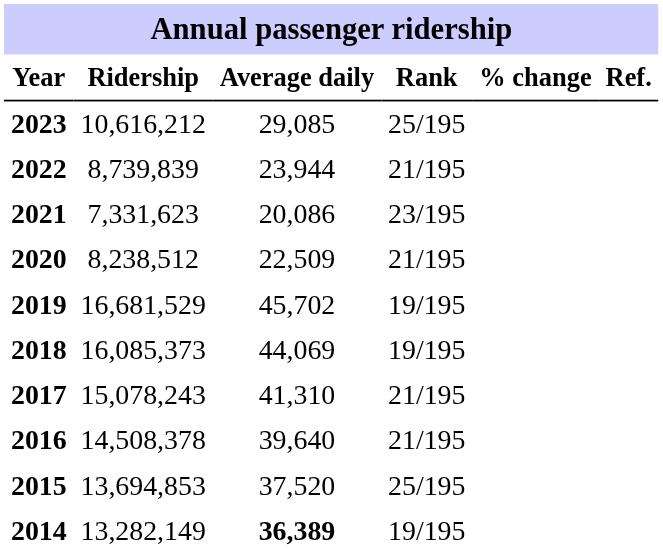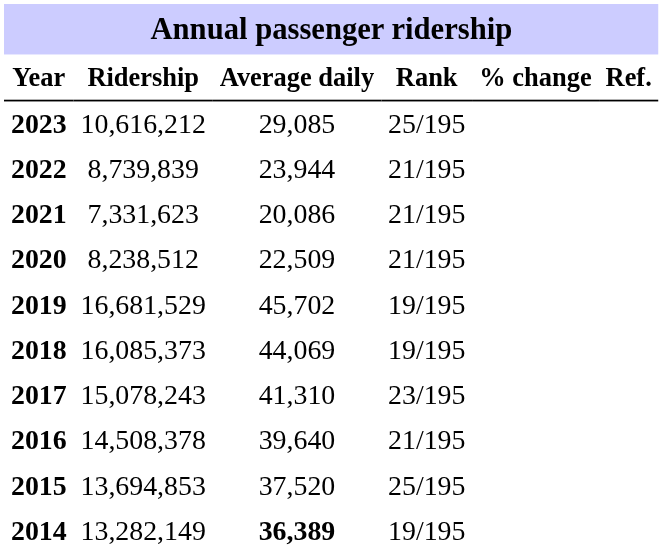(427, 214) 23/195 -> (427, 214) 21/195
(427, 395) 21/195 -> (427, 395) 23/195
